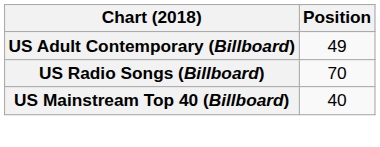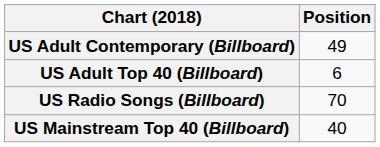+ row: (152, 73)
